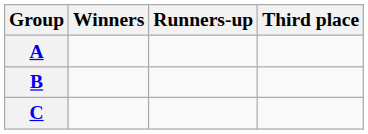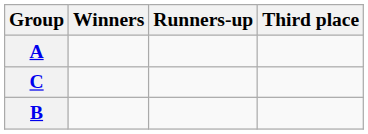rows swapped: (37, 81) <-> (37, 112)
